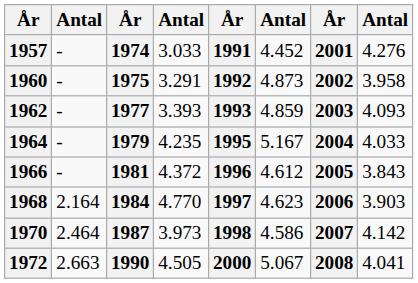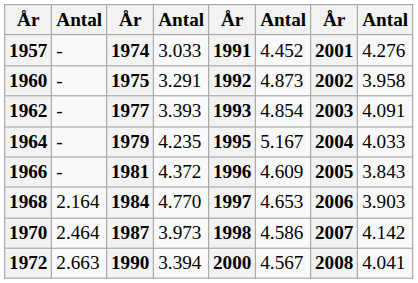(282, 111) 4.859 -> (282, 111) 4.854
(384, 111) 4.093 -> (384, 111) 4.091
(282, 171) 4.612 -> (282, 171) 4.609
(282, 202) 4.623 -> (282, 202) 4.653
(180, 263) 4.505 -> (180, 263) 3.394
(282, 263) 5.067 -> (282, 263) 4.567
